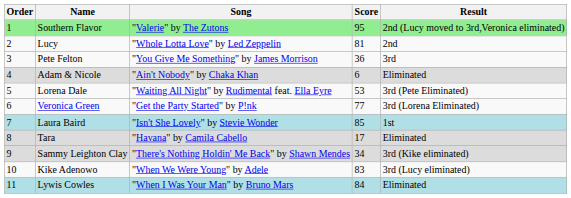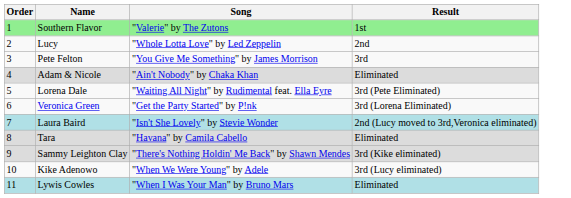- column: (366, 12)
(474, 28) 2nd (Lucy moved to 3rd,Veronica eliminated) -> (360, 28) 1st
(388, 122) 1st -> (446, 122) 2nd (Lucy moved to 3rd,Veronica eliminated)
